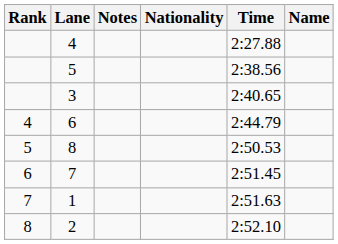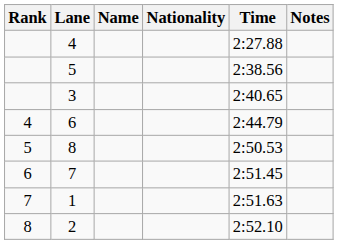columns swapped: (309, 17) <-> (117, 17)
